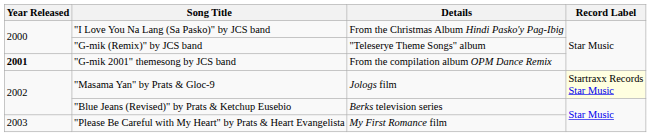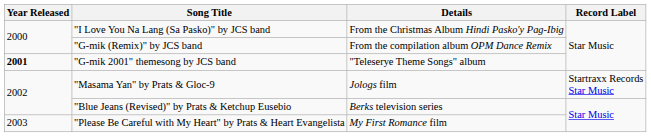(418, 45) "Teleserye Theme Songs" album -> (451, 45) From the compilation album OPM Dance Remix
(451, 62) From the compilation album OPM Dance Remix -> (418, 62) "Teleserye Theme Songs" album
(606, 84) lightyellow background -> (606, 84) no background
